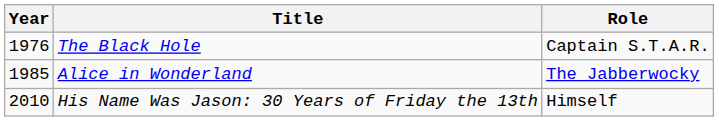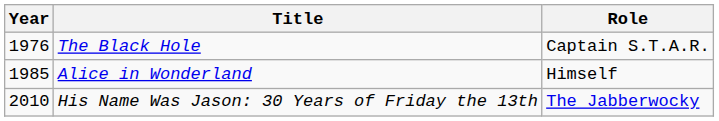(623, 74) The Jabberwocky -> (582, 74) Himself
(582, 102) Himself -> (623, 102) The Jabberwocky
